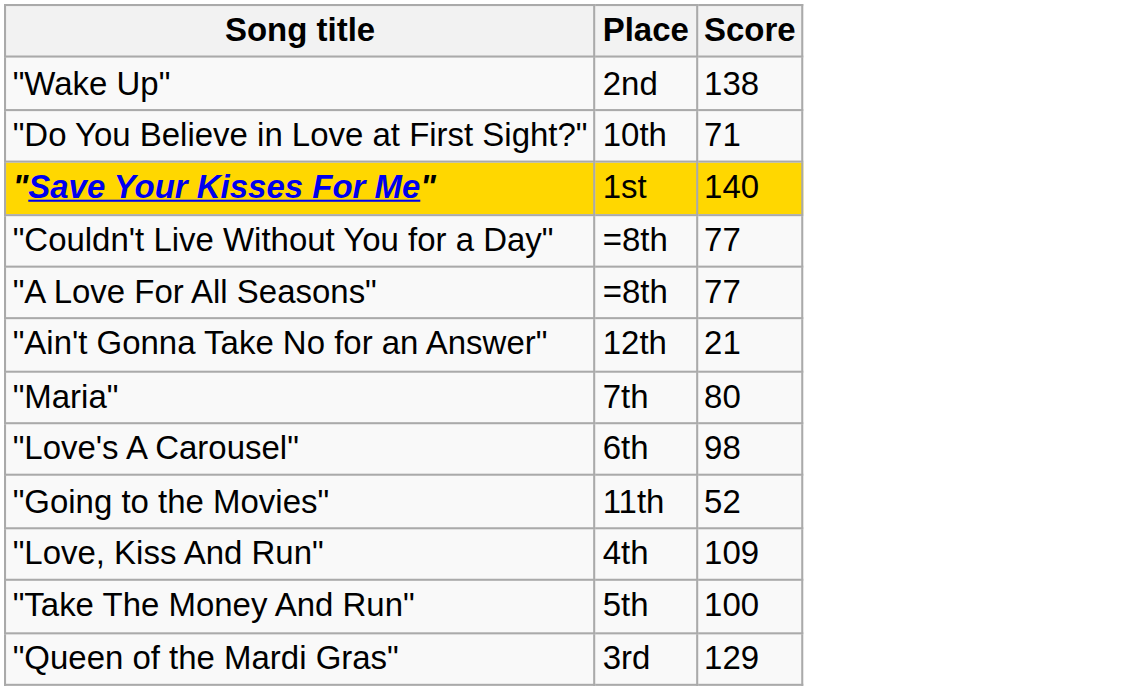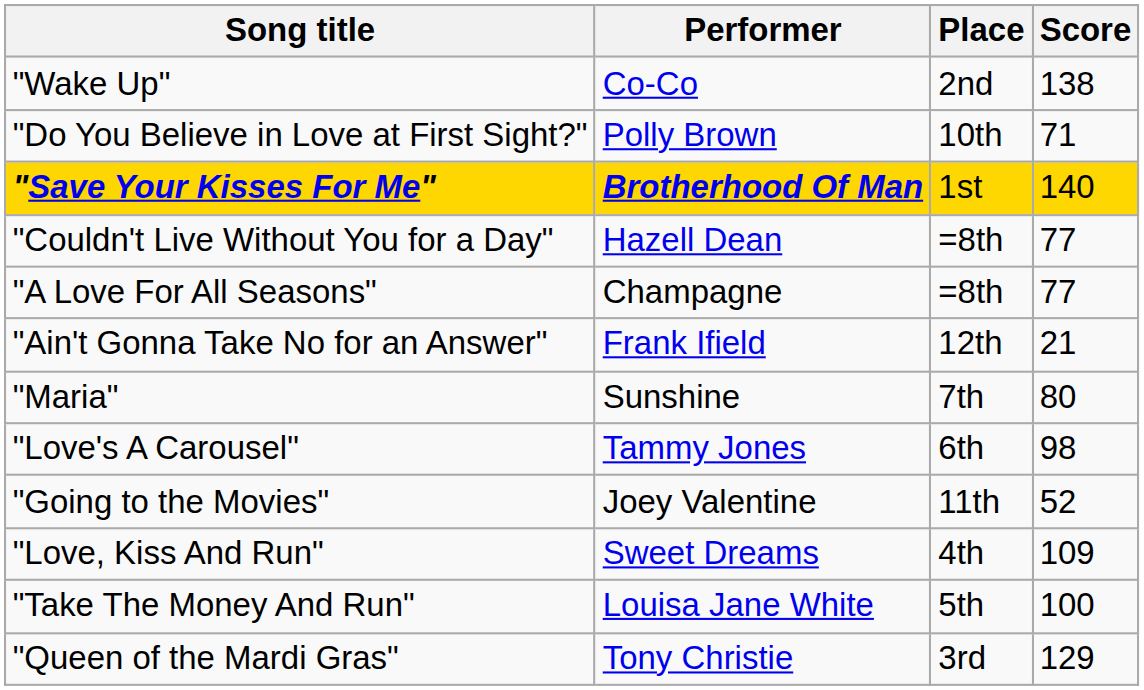+ column: (763, 30)
